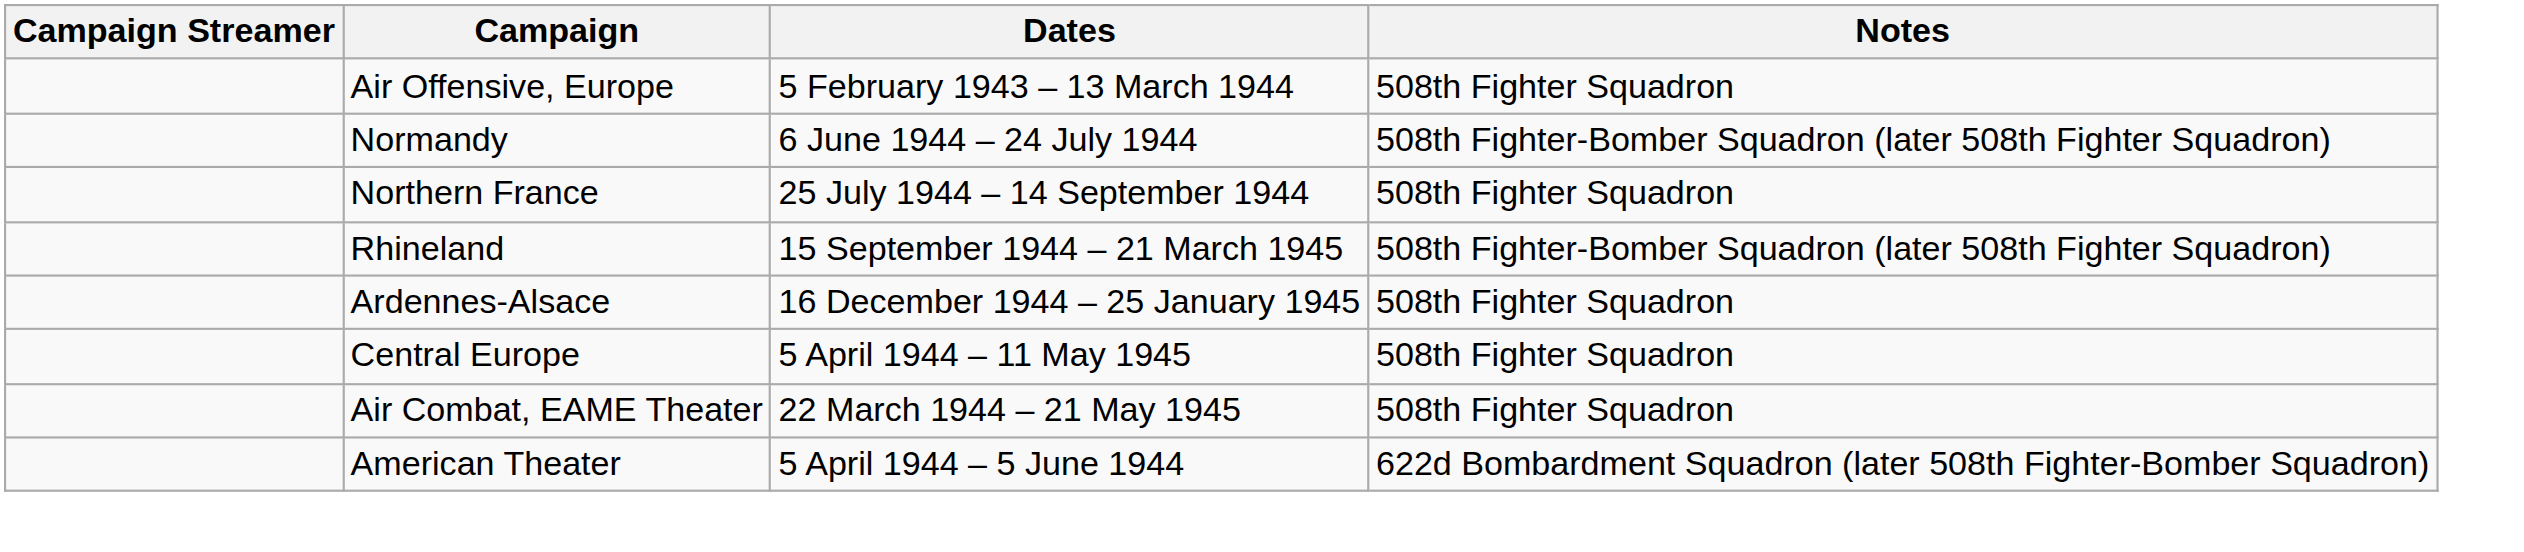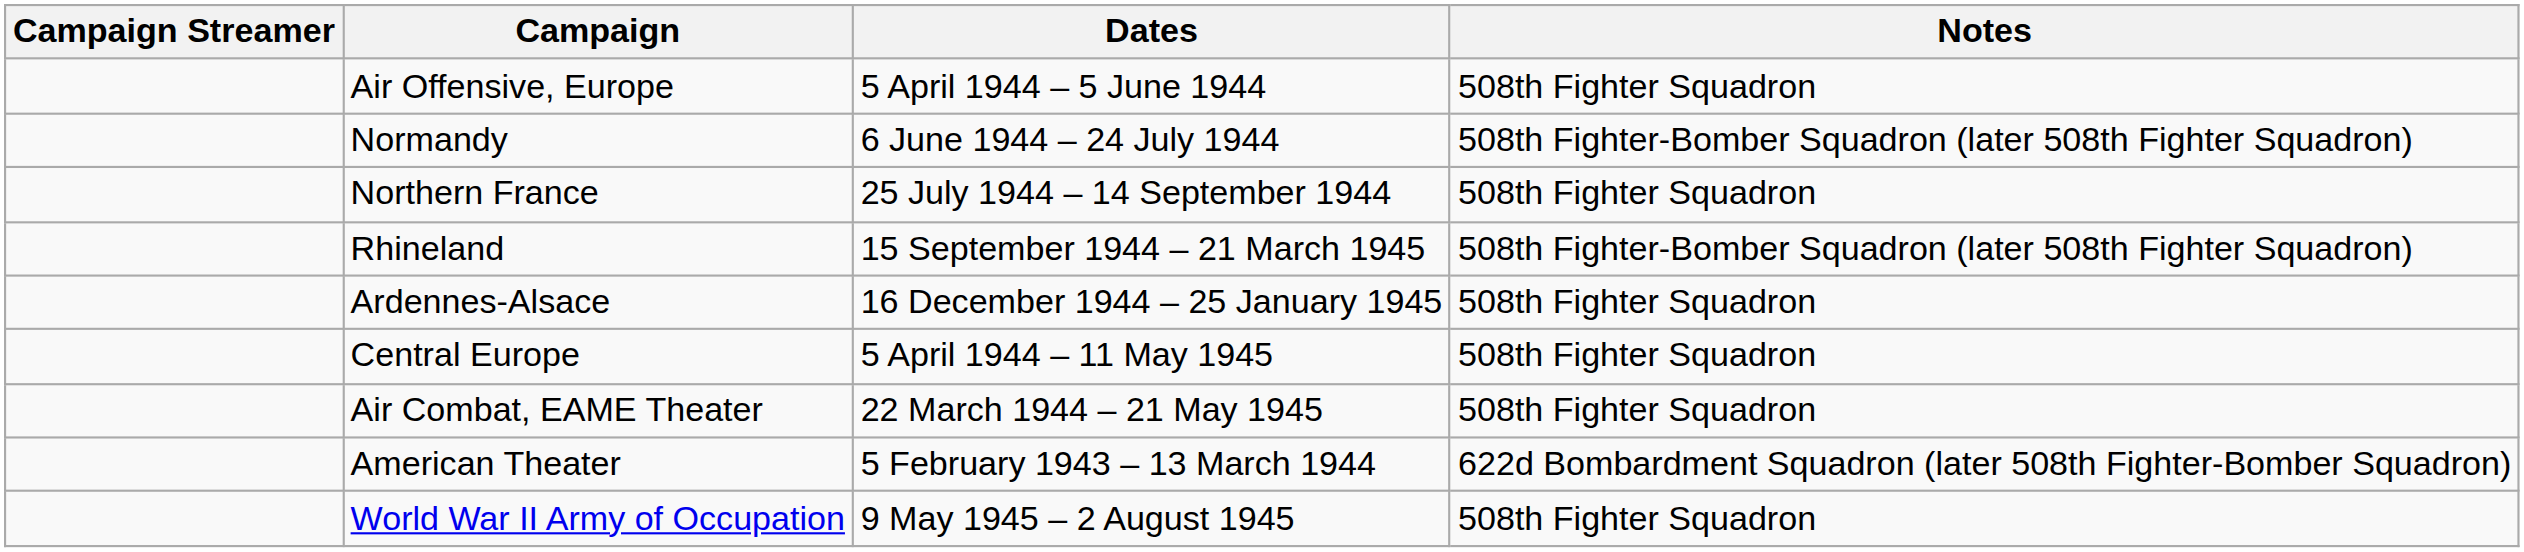(1036, 85) 5 February 1943 – 13 March 1944 -> (1063, 85) 5 April 1944 – 5 June 1944
(981, 463) 5 April 1944 – 5 June 1944 -> (1118, 463) 5 February 1943 – 13 March 1944
+ row: (598, 517)
